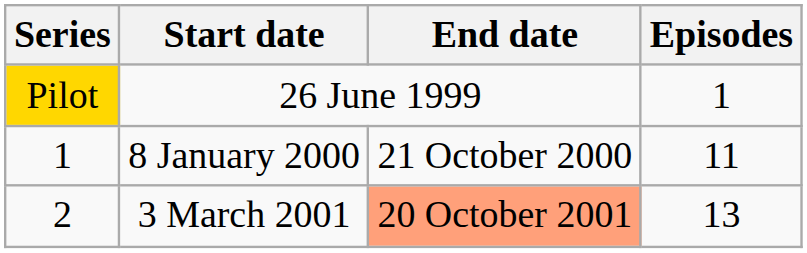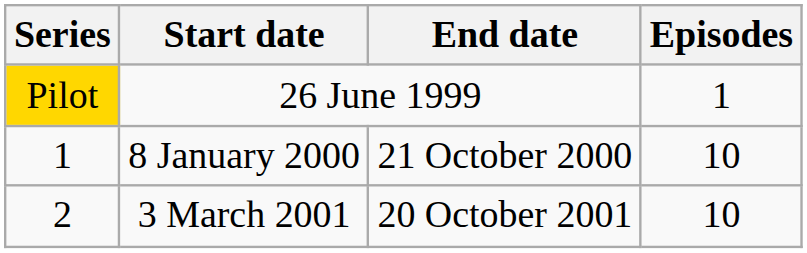(721, 154) 11 -> (721, 154) 10
(505, 214) lightsalmon background -> (505, 214) no background
(721, 214) 13 -> (721, 214) 10
